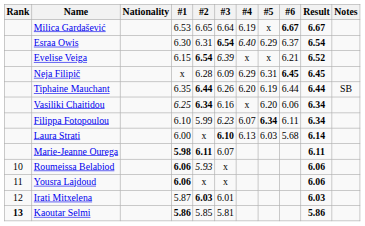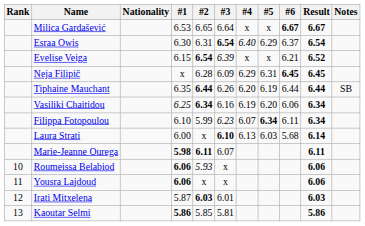(247, 27) 6.19 -> (247, 27) x
(247, 105) x -> (247, 105) 6.19
(18, 213) bold -> (18, 213) normal
